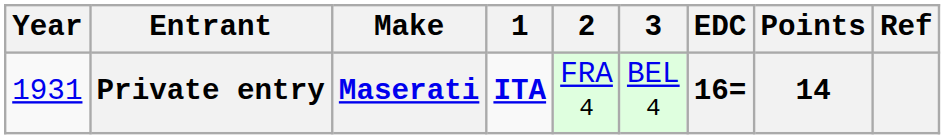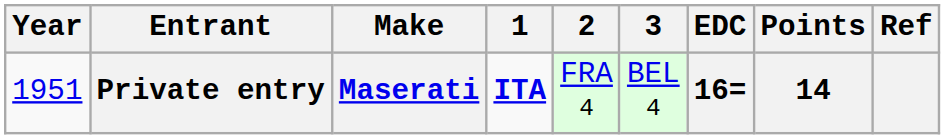(47, 93) 1931 -> (47, 93) 1951
